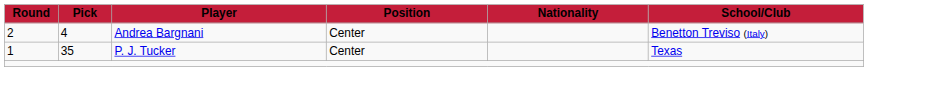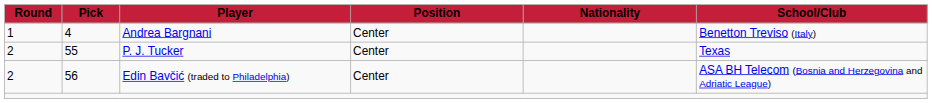(10, 32) 2 -> (10, 32) 1
(10, 51) 1 -> (10, 51) 2
(67, 51) 35 -> (71, 51) 55
+ row: (206, 76)
